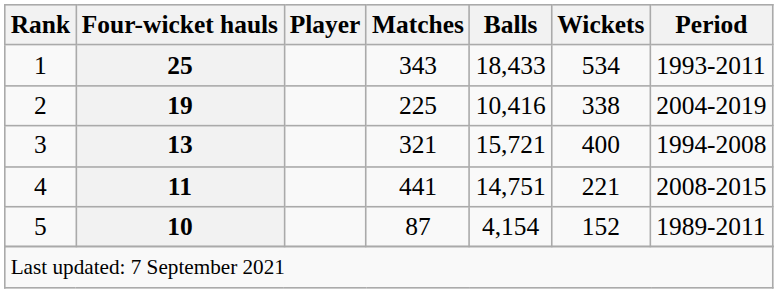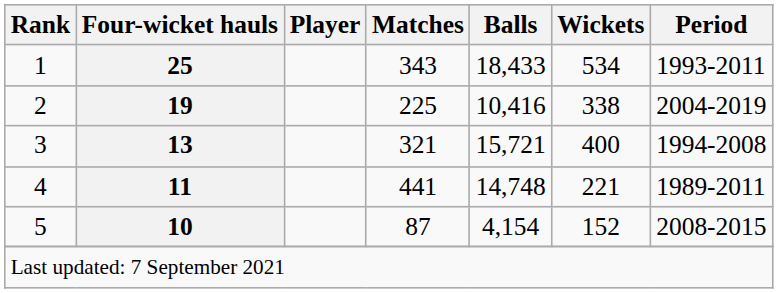(511, 186) 14,751 -> (511, 186) 14,748
(711, 186) 2008-2015 -> (711, 186) 1989-2011
(711, 226) 1989-2011 -> (711, 226) 2008-2015
